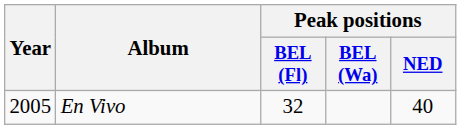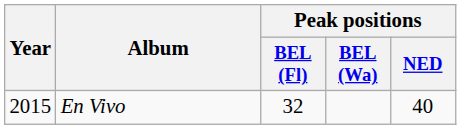(30, 106) 2005 -> (30, 106) 2015
